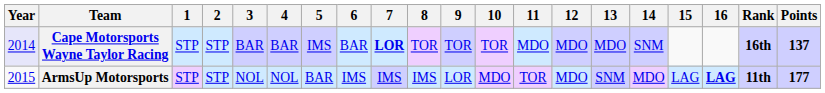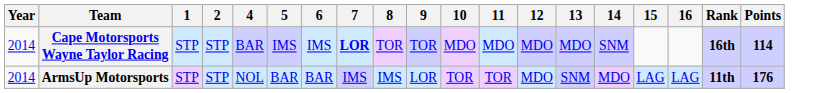- column: (250, 15)
(21, 46) lavender background -> (21, 46) no background
(354, 46) BAR -> (319, 46) IMS
(494, 46) TOR -> (460, 46) MDO
(799, 46) 137 -> (763, 46) 114
(21, 76) 2015 -> (21, 76) 2014
(354, 76) IMS -> (319, 76) BAR
(494, 76) MDO -> (460, 76) TOR
(721, 76) bold -> (685, 76) normal
(799, 76) 177 -> (763, 76) 176
